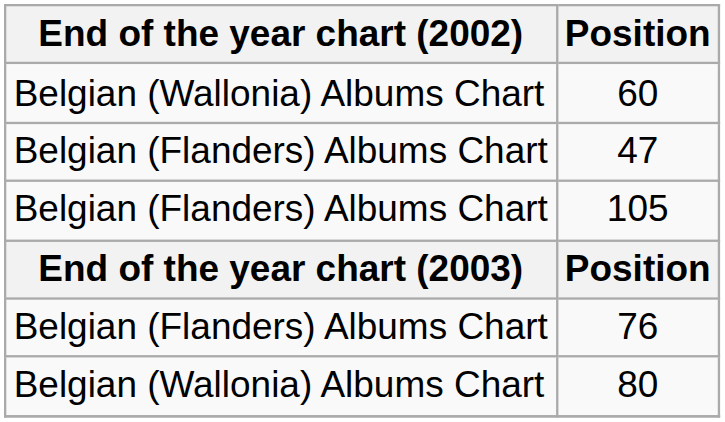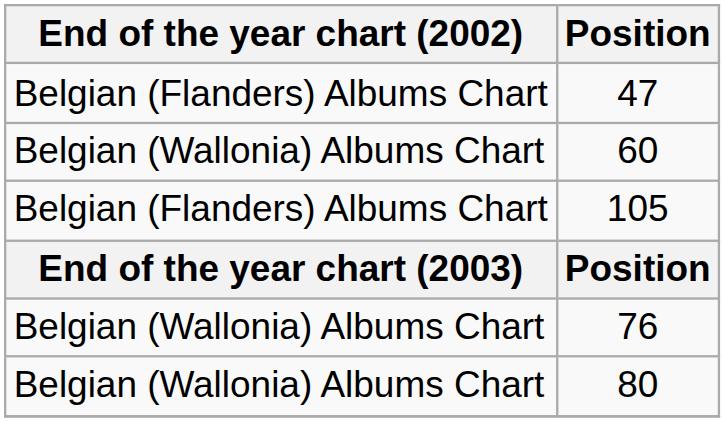rows swapped: (638, 151) <-> (638, 92)
(281, 326) Belgian (Flanders) Albums Chart -> (279, 326) Belgian (Wallonia) Albums Chart
